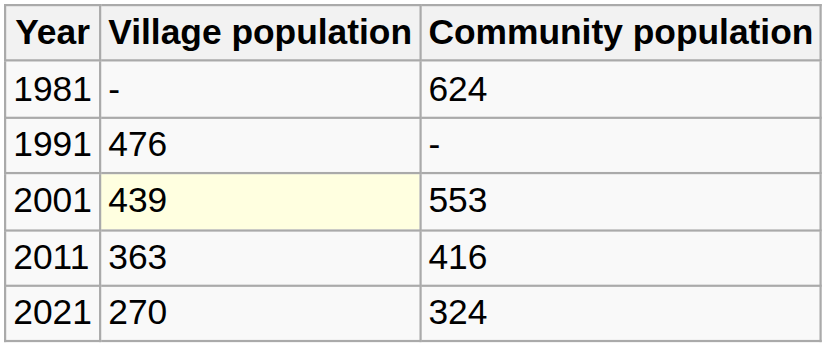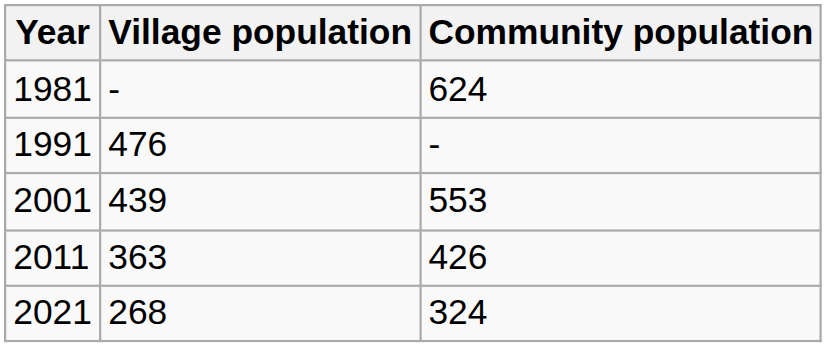(138, 200) lightyellow background -> (138, 200) no background
(458, 256) 416 -> (458, 256) 426
(138, 312) 270 -> (138, 312) 268
